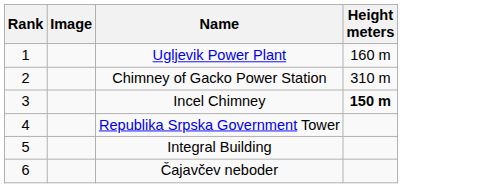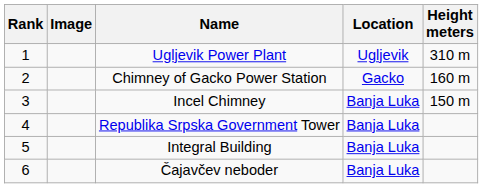+ column: (383, 24)
(370, 55) 160 m -> (450, 55) 310 m
(370, 78) 310 m -> (450, 78) 160 m
(370, 101) bold -> (450, 101) normal
